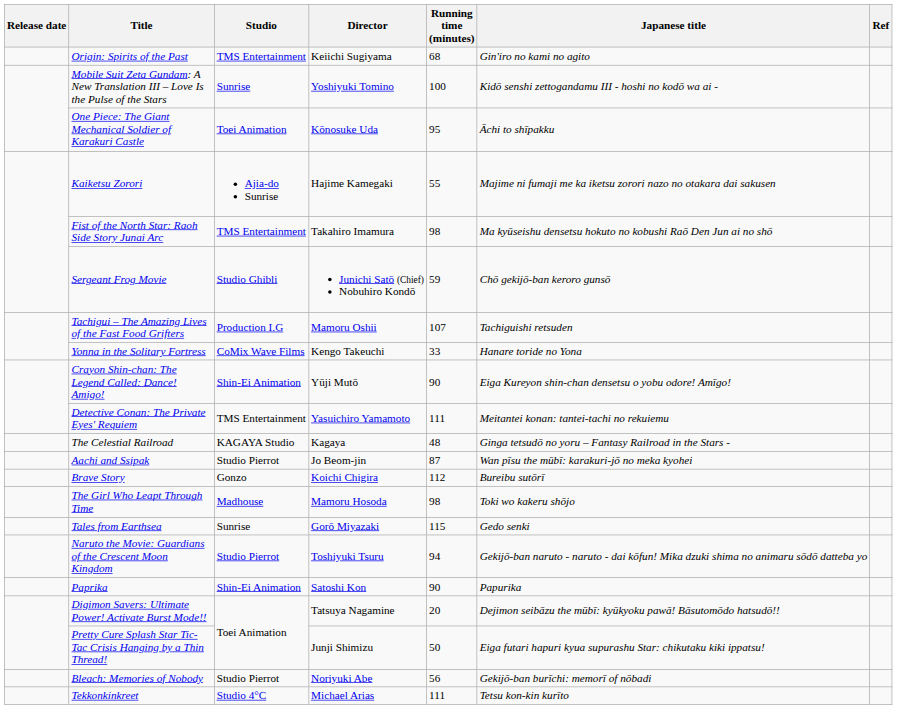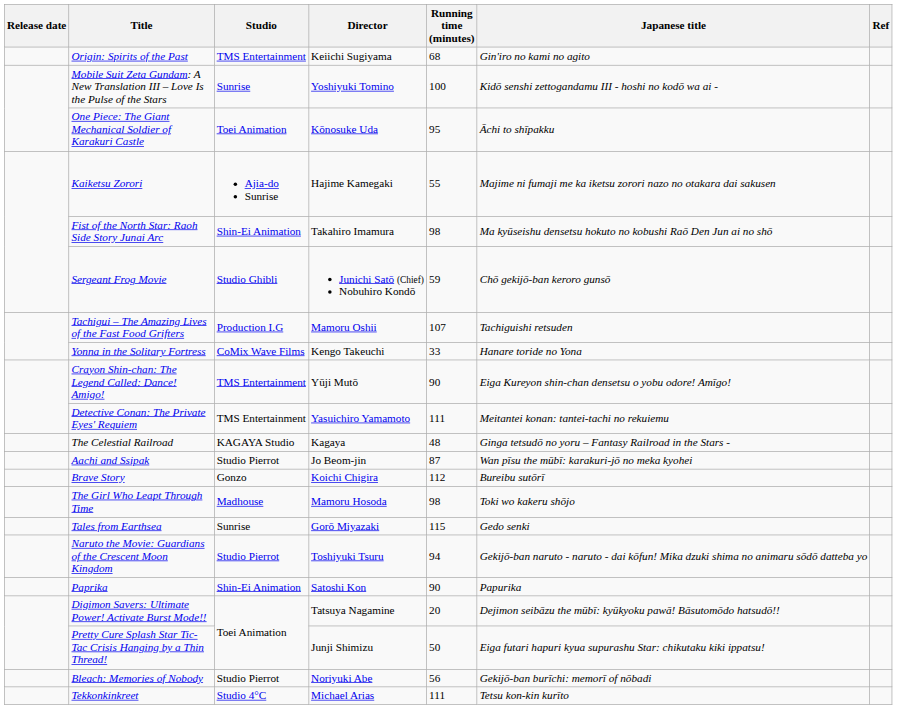(261, 231) TMS Entertainment -> (259, 231) Shin-Ei Animation
(259, 381) Shin-Ei Animation -> (261, 381) TMS Entertainment
